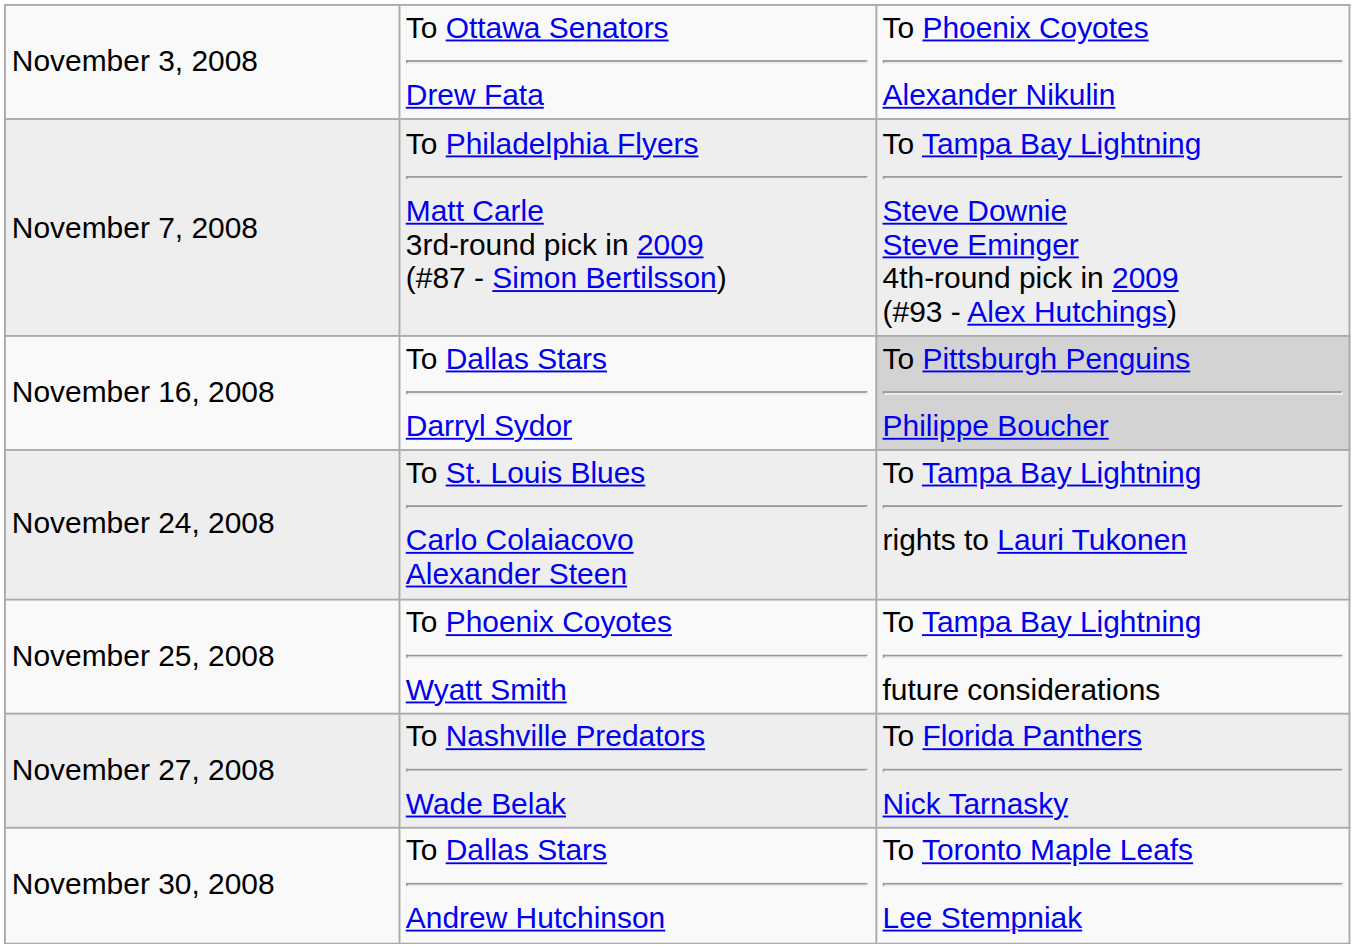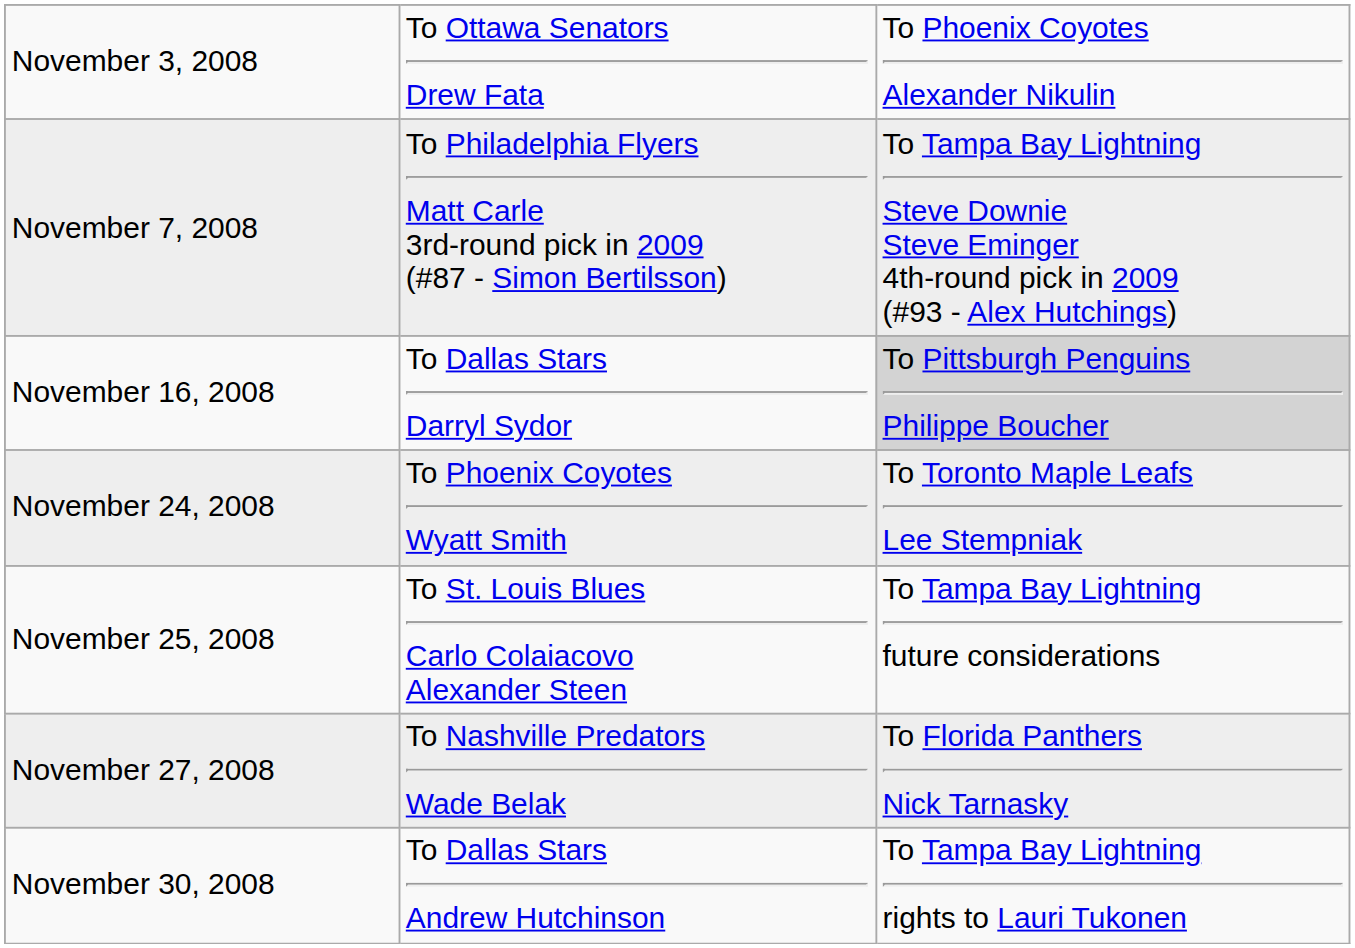(637, 524) To St. Louis Blues Carlo Colaiacovo Alexander Steen -> (637, 507) To Phoenix Coyotes Wyatt Smith
(1113, 507) To Tampa Bay Lightning rights to Lauri Tukonen -> (1113, 507) To Toronto Maple Leafs Lee Stempniak
(637, 655) To Phoenix Coyotes Wyatt Smith -> (637, 638) To St. Louis Blues Carlo Colaiacovo Alexander Steen
(1113, 885) To Toronto Maple Leafs Lee Stempniak -> (1113, 885) To Tampa Bay Lightning rights to Lauri Tukonen
